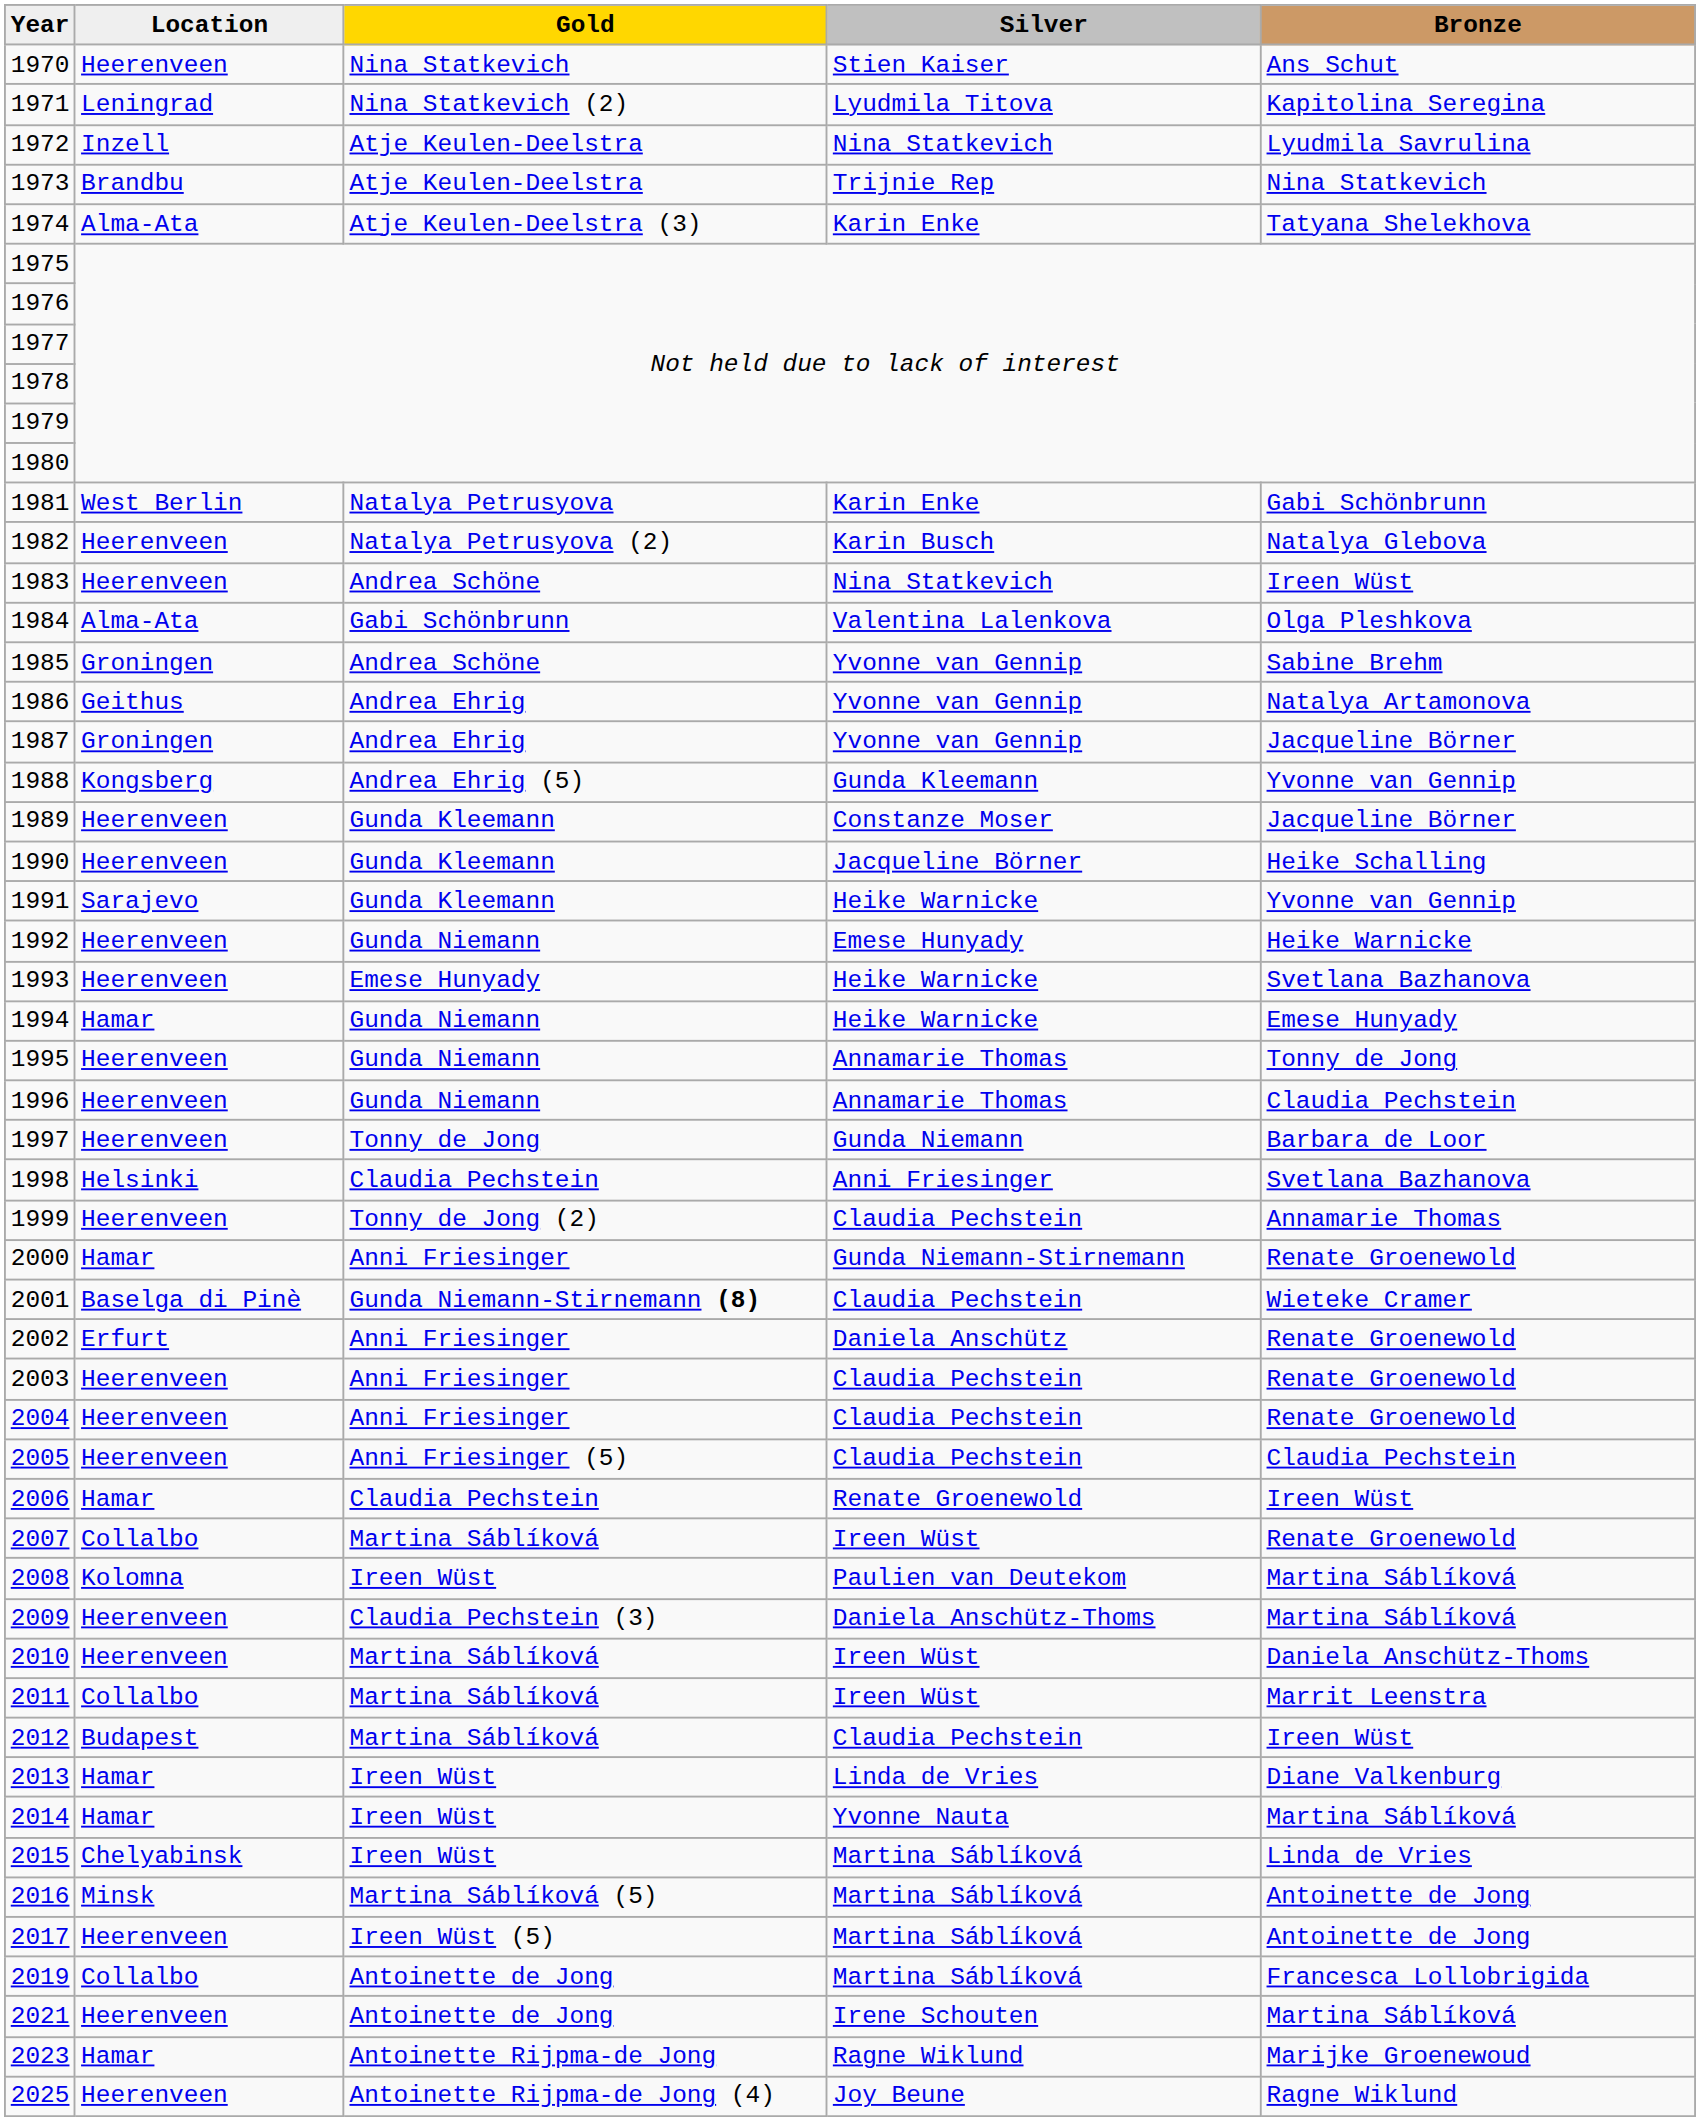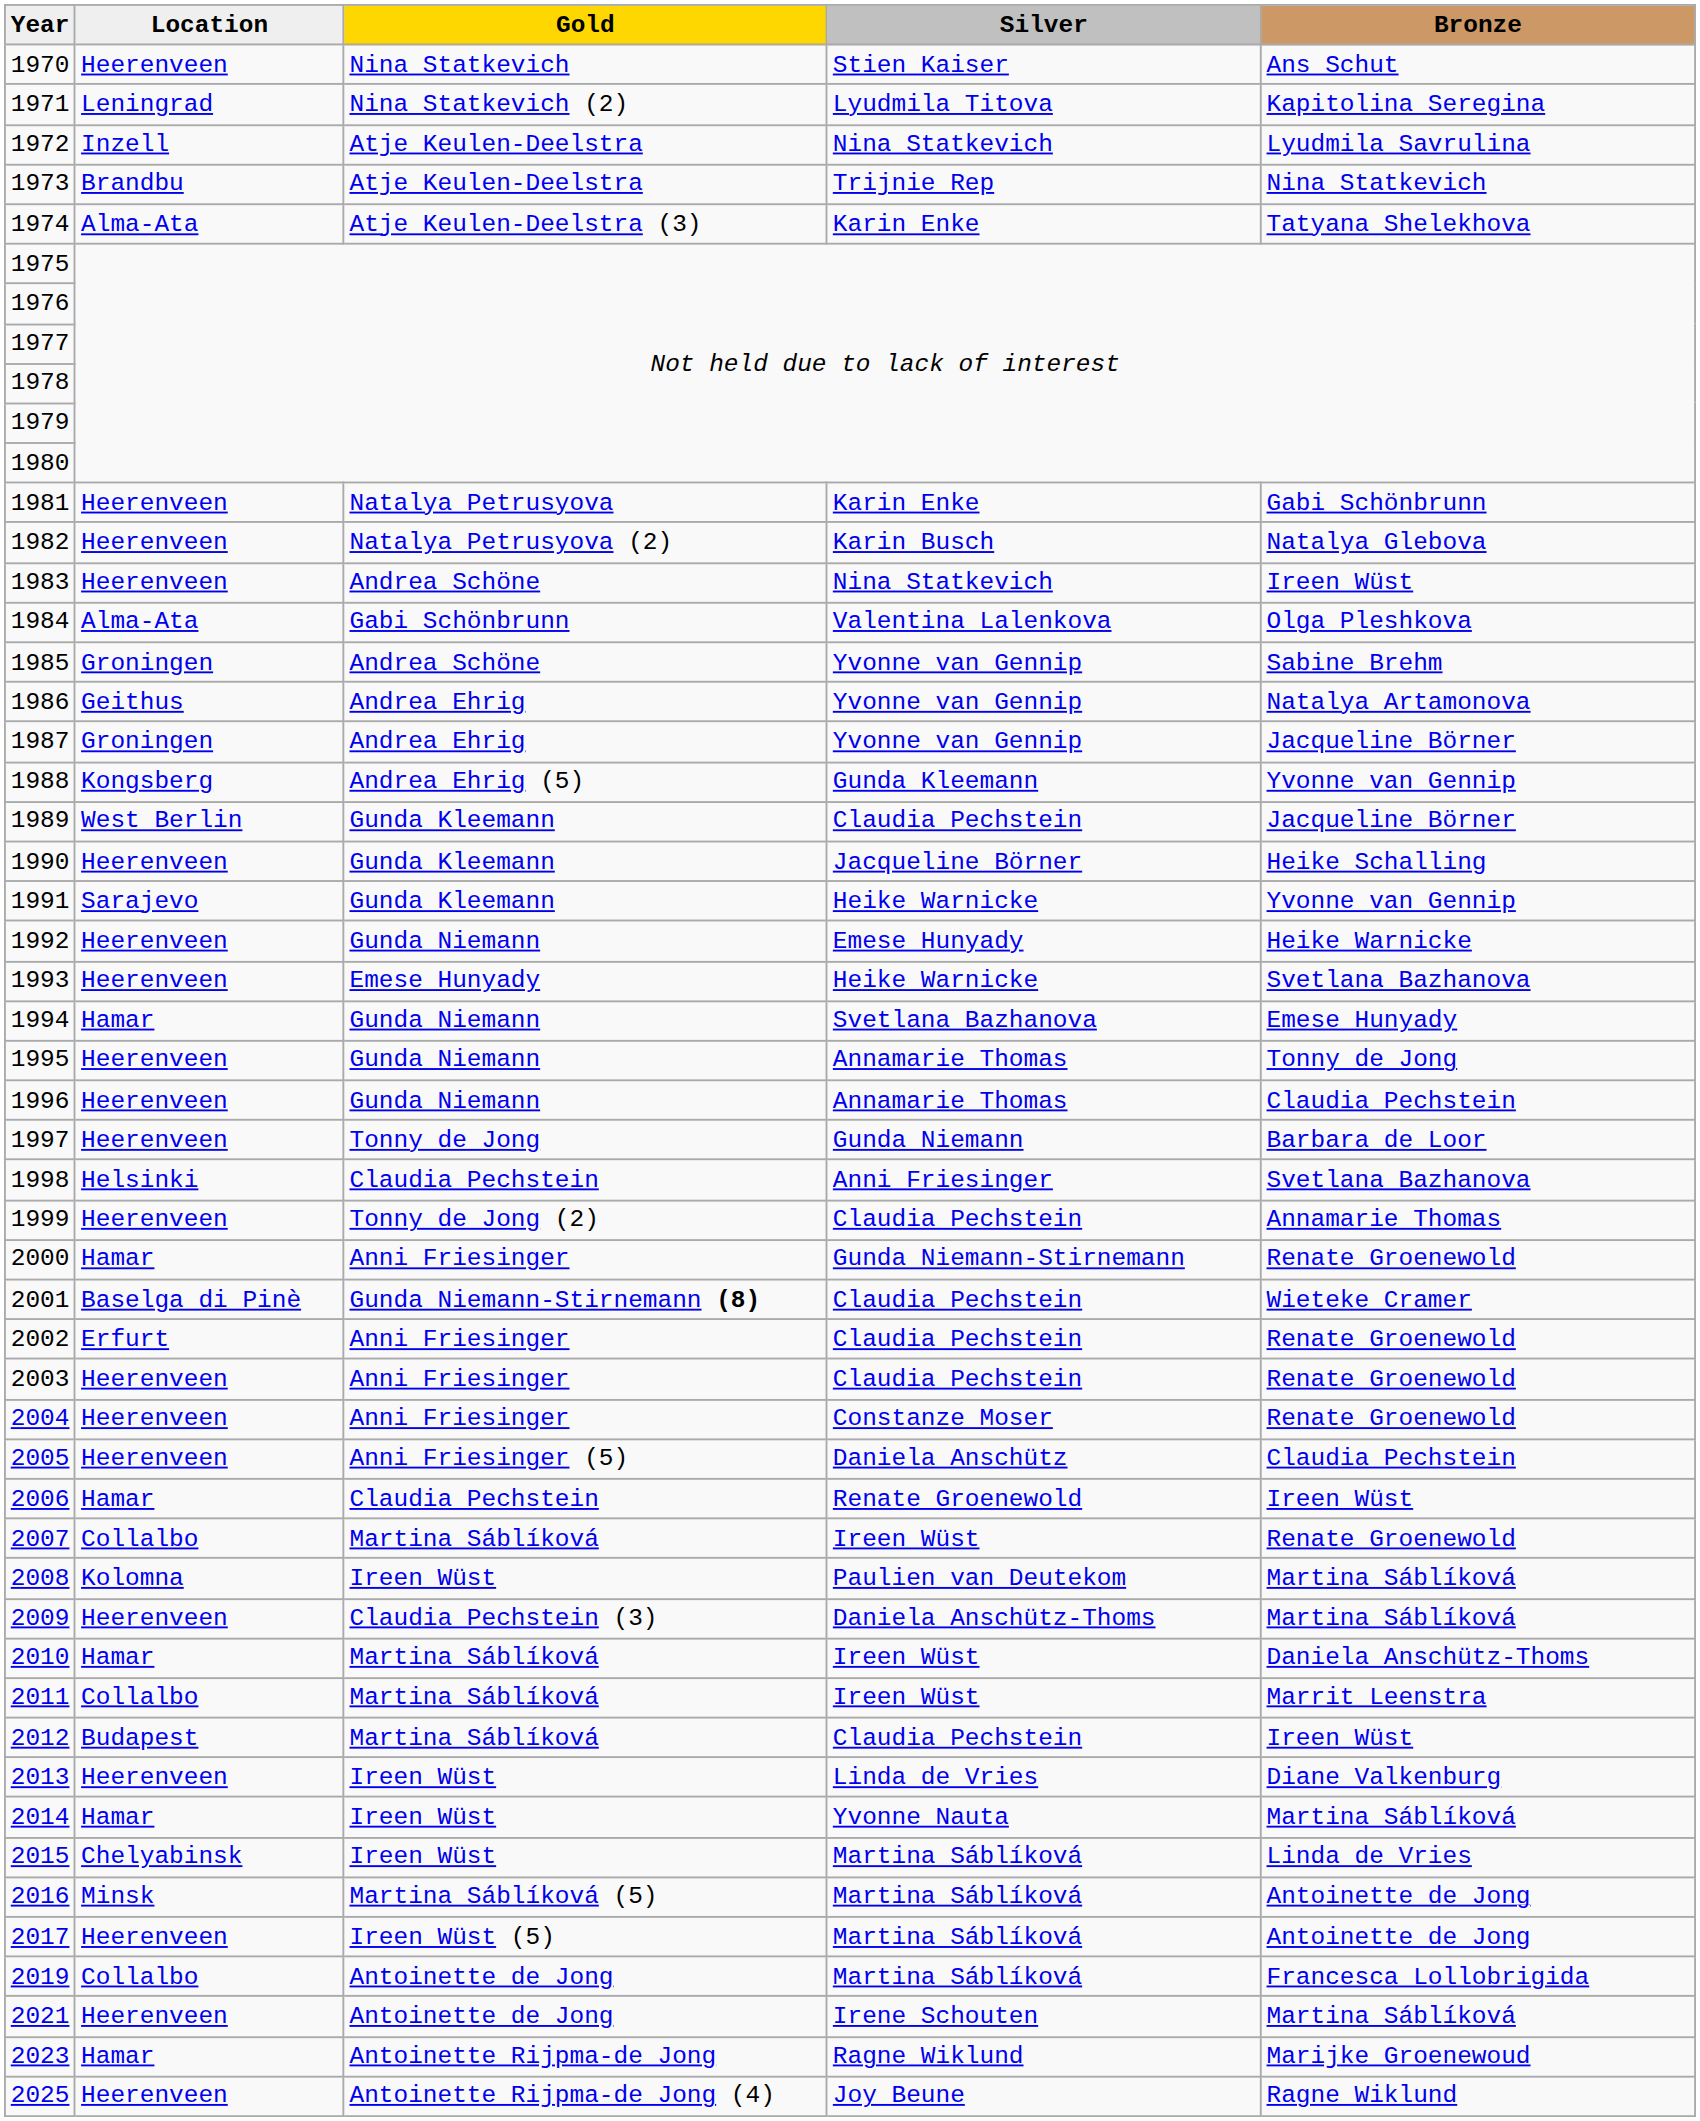(162, 503) West Berlin -> (154, 503) Heerenveen
(154, 822) Heerenveen -> (162, 822) West Berlin
(943, 822) Constanze Moser -> (958, 822) Claudia Pechstein
(936, 1021) Heike Warnicke -> (965, 1021) Svetlana Bazhanova
(950, 1339) Daniela Anschütz -> (958, 1339) Claudia Pechstein
(958, 1419) Claudia Pechstein -> (943, 1419) Constanze Moser
(958, 1459) Claudia Pechstein -> (950, 1459) Daniela Anschütz
(154, 1658) Heerenveen -> (118, 1658) Hamar
(118, 1777) Hamar -> (154, 1777) Heerenveen
